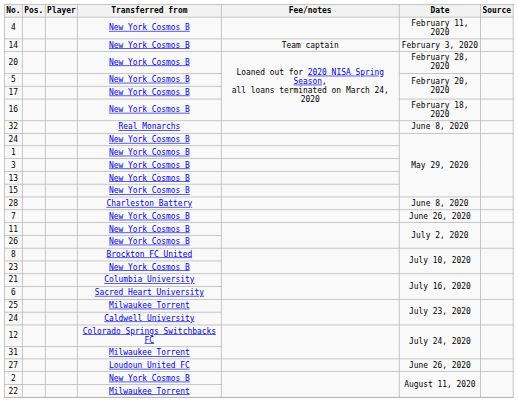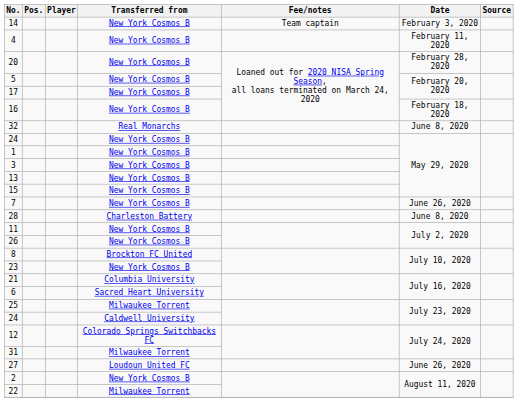rows swapped: (13, 46) <-> (13, 28)
rows swapped: (13, 204) <-> (13, 217)
